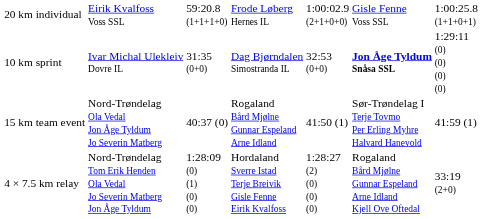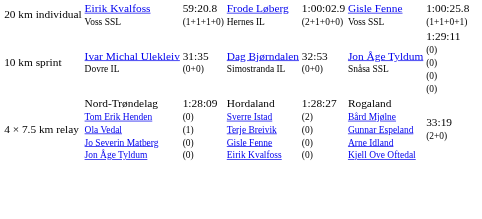(392, 62) bold -> (386, 62) normal
- row: (45, 122)
